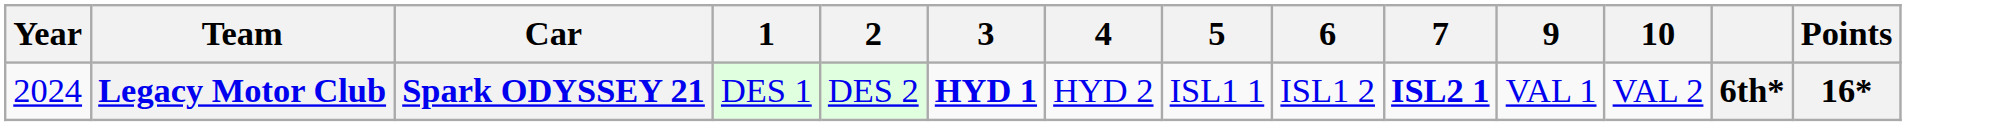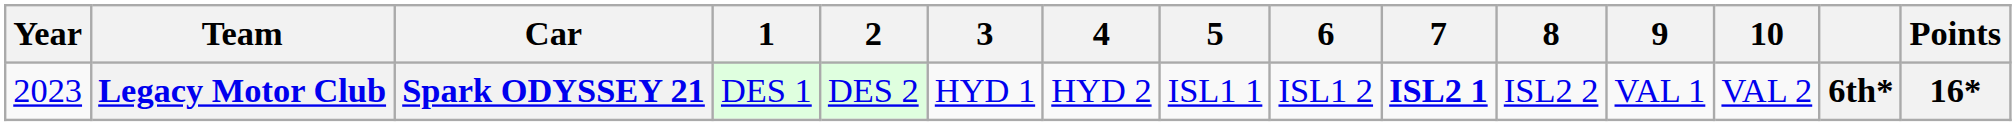+ column: (1551, 33)
(48, 90) 2024 -> (48, 90) 2023
(986, 90) bold -> (985, 90) normal
